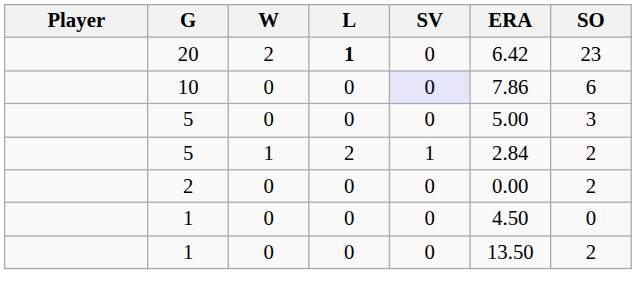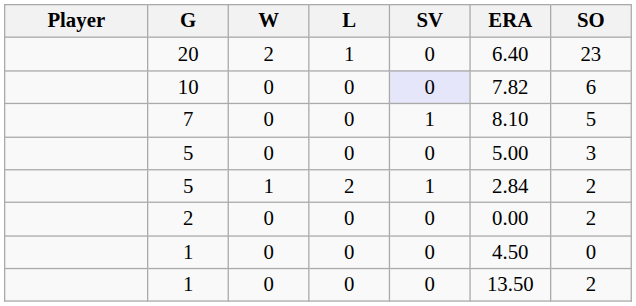(349, 53) bold -> (349, 53) normal
(510, 53) 6.42 -> (510, 53) 6.40
(510, 86) 7.86 -> (510, 86) 7.82
+ row: (188, 119)
